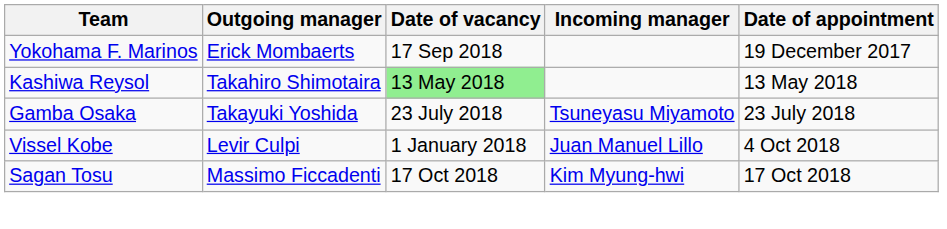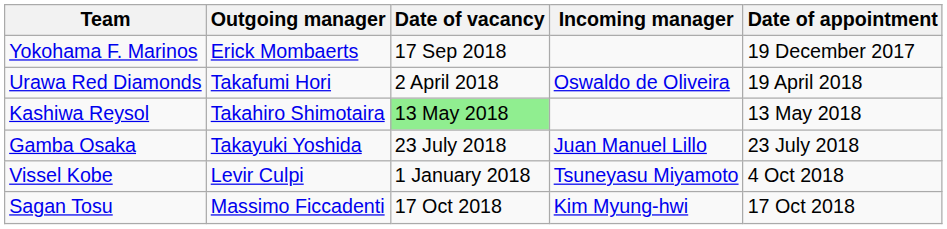+ row: (105, 82)
(642, 113) Tsuneyasu Miyamoto -> (630, 144) Juan Manuel Lillo
(626, 144) Juan Manuel Lillo -> (646, 176) Tsuneyasu Miyamoto
